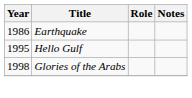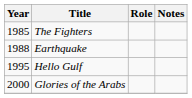+ row: (63, 31)
(18, 31) 1986 -> (18, 48) 1988
(18, 66) 1998 -> (18, 84) 2000
